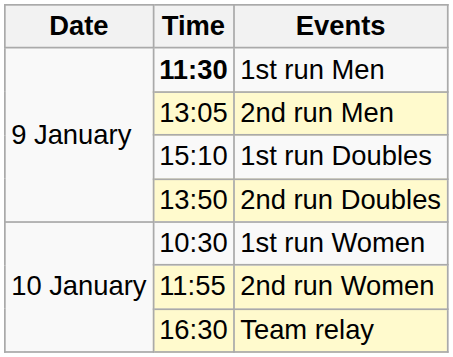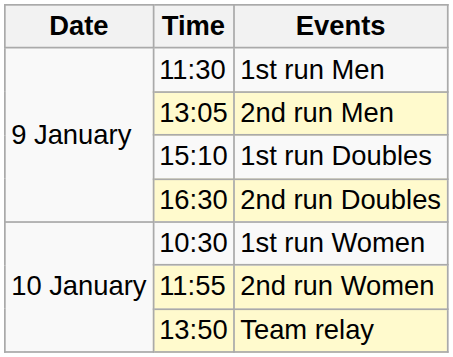(193, 69) bold -> (192, 69) normal
(193, 199) 13:50 -> (193, 199) 16:30
(193, 329) 16:30 -> (193, 329) 13:50
